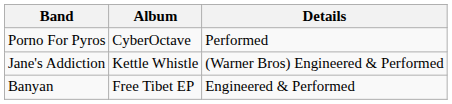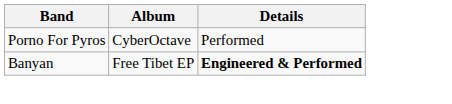- row: (57, 63)
(280, 87) normal -> (281, 63) bold
